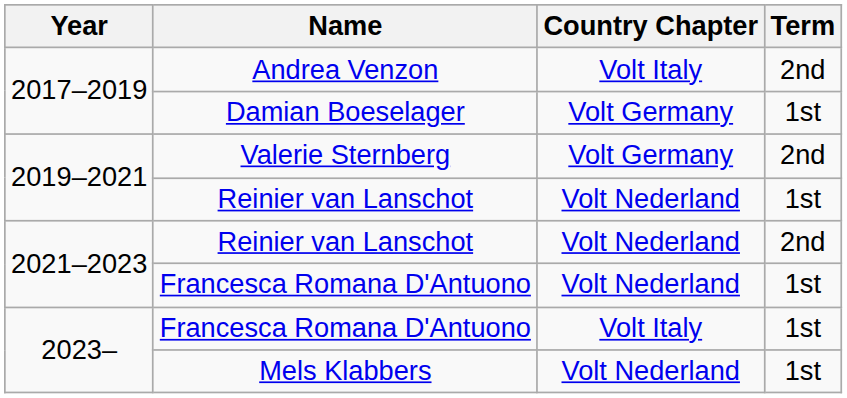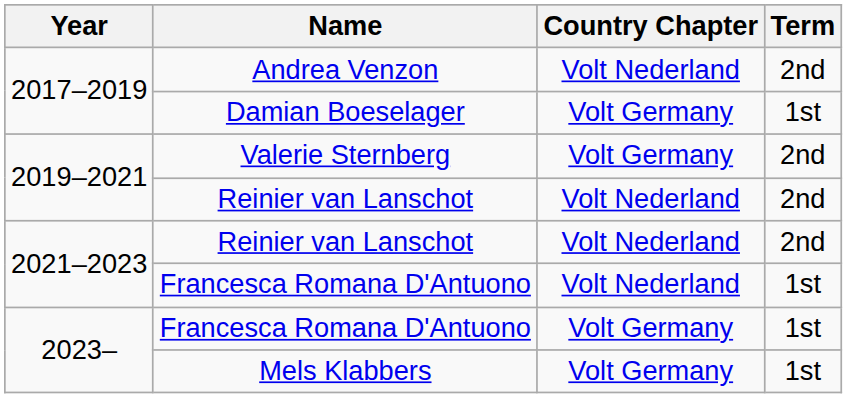(651, 69) Volt Italy -> (651, 69) Volt Nederland
(803, 198) 1st -> (803, 198) 2nd
(651, 328) Volt Italy -> (651, 328) Volt Germany
(651, 371) Volt Nederland -> (651, 371) Volt Germany
